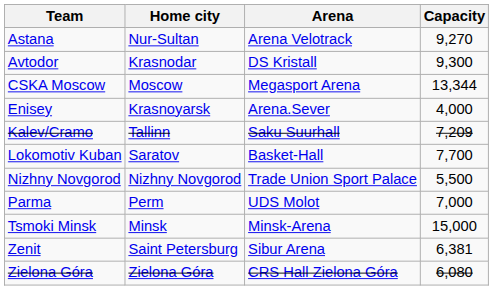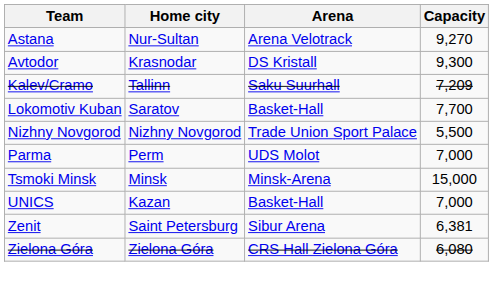- row: (57, 86)
- row: (30, 109)
+ row: (31, 202)
